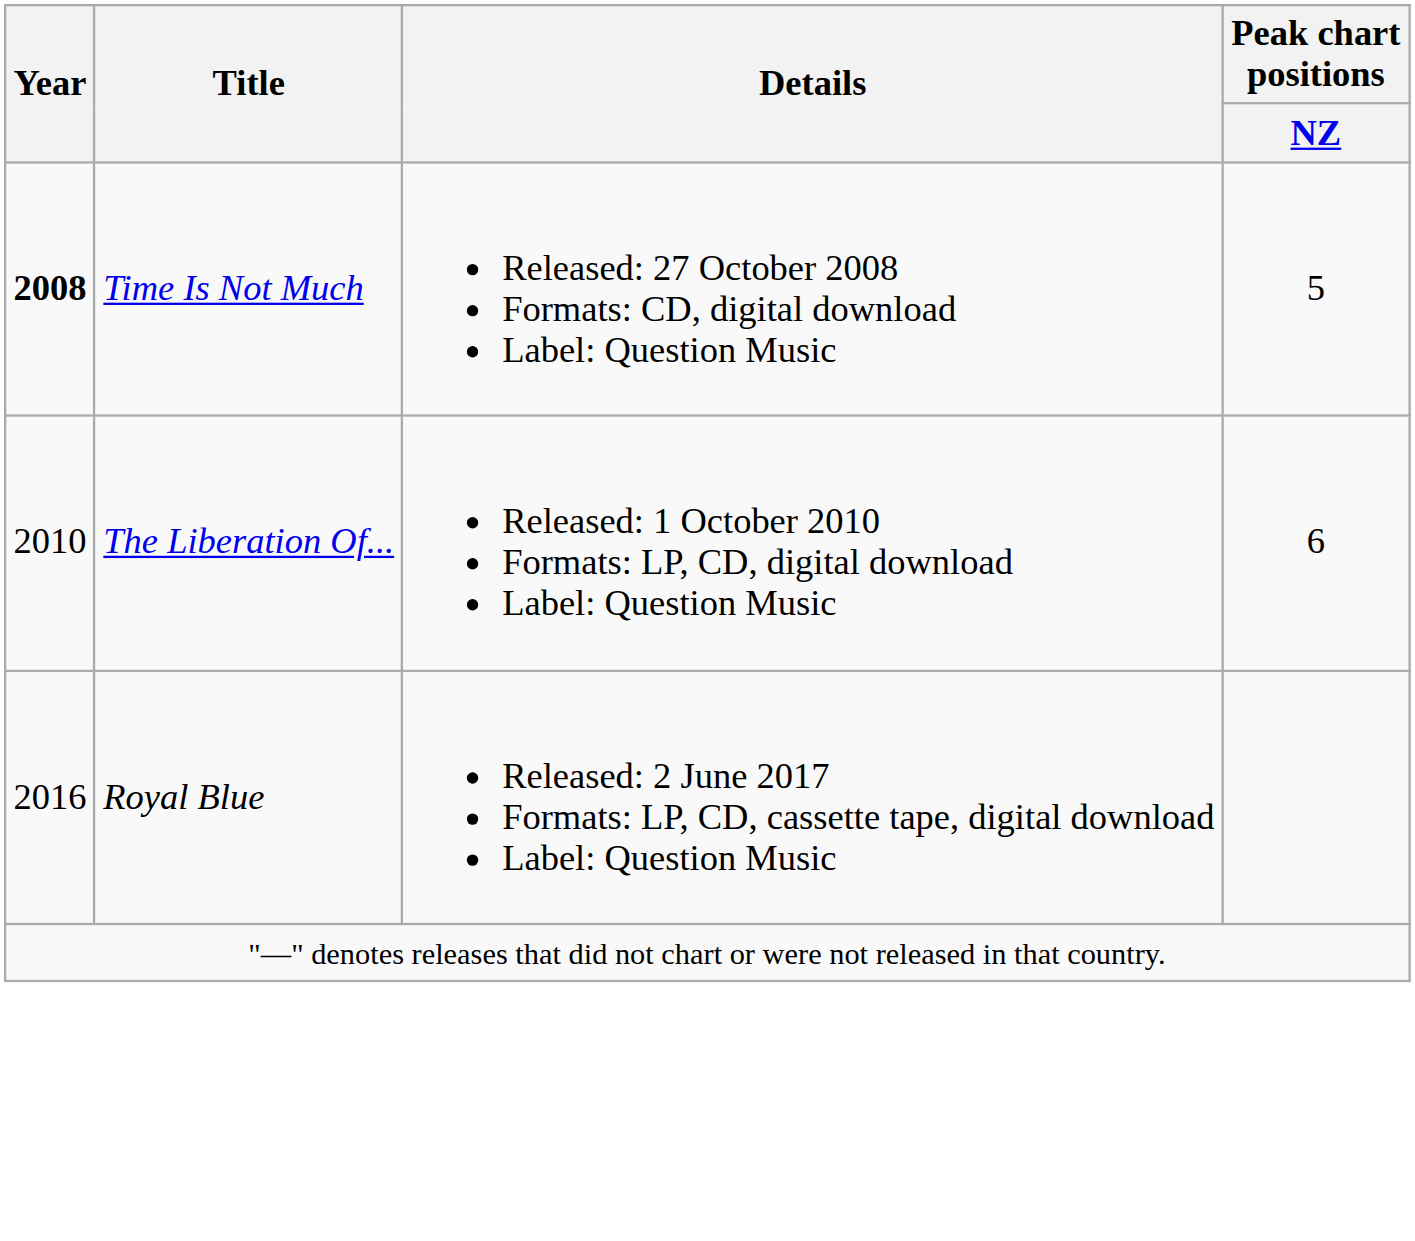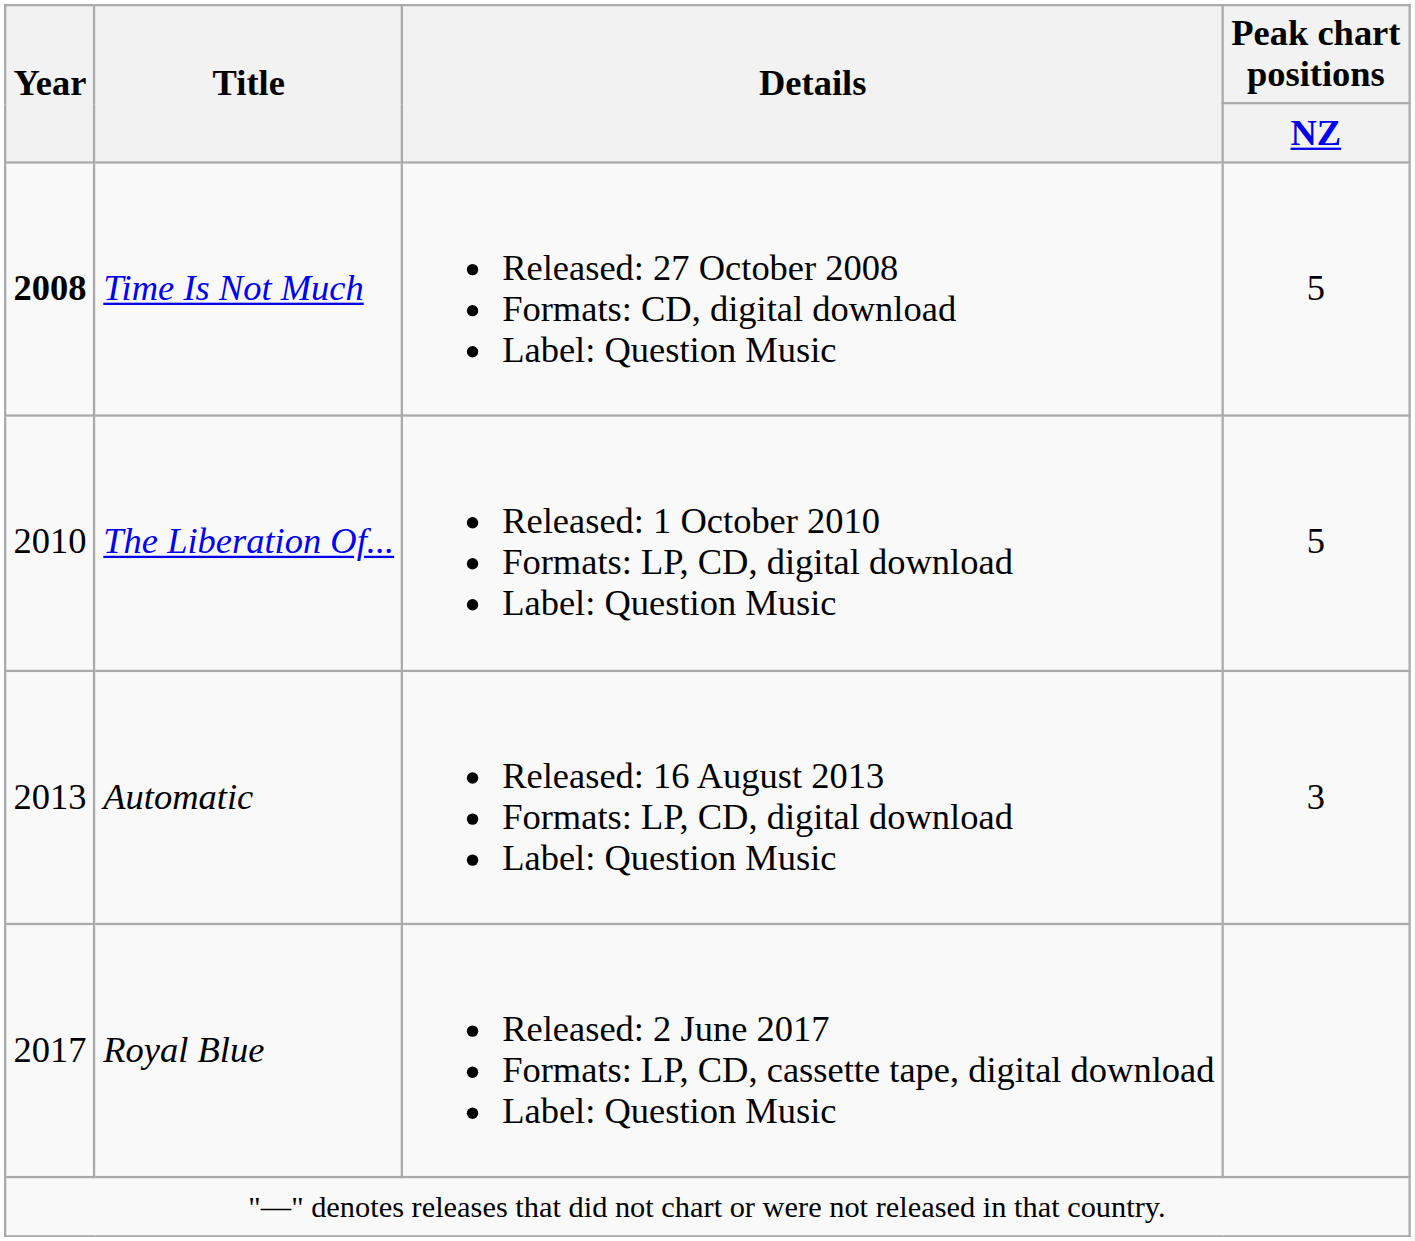(1316, 542) 6 -> (1316, 542) 5
+ row: (178, 796)
(50, 796) 2016 -> (50, 1050) 2017
